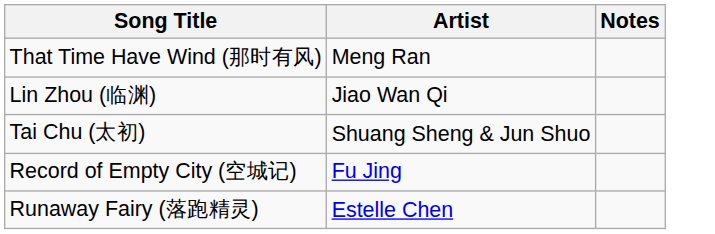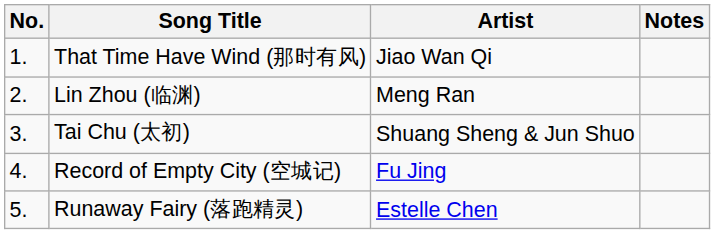+ column: (27, 21)
(381, 57) Meng Ran -> (434, 57) Jiao Wan Qi
(390, 95) Jiao Wan Qi -> (426, 95) Meng Ran
